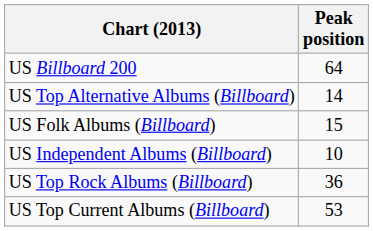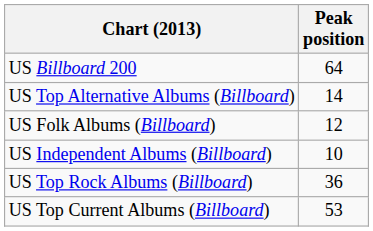(334, 125) 15 -> (334, 125) 12
